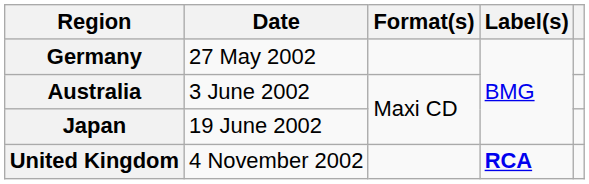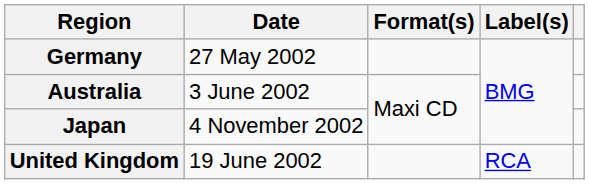(256, 126) 19 June 2002 -> (276, 126) 4 November 2002
(276, 160) 4 November 2002 -> (256, 160) 19 June 2002
(508, 160) bold -> (508, 160) normal
